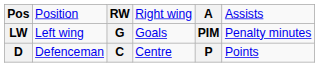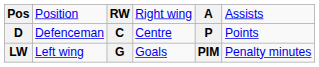rows swapped: (18, 52) <-> (18, 33)
